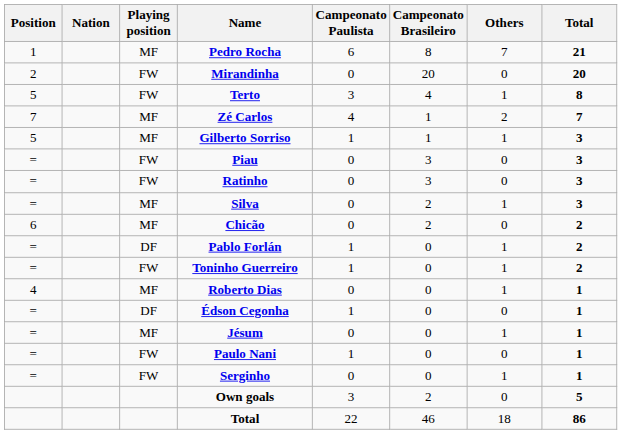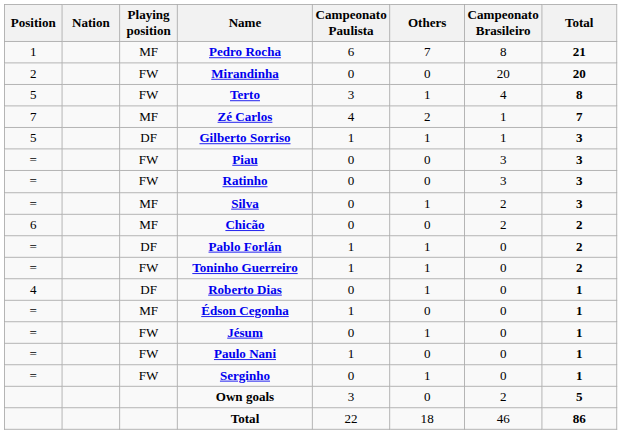columns swapped: (428, 23) <-> (504, 23)
(149, 138) MF -> (149, 138) DF
(149, 289) MF -> (149, 289) DF
(149, 311) DF -> (149, 311) MF
(149, 332) MF -> (149, 332) FW
